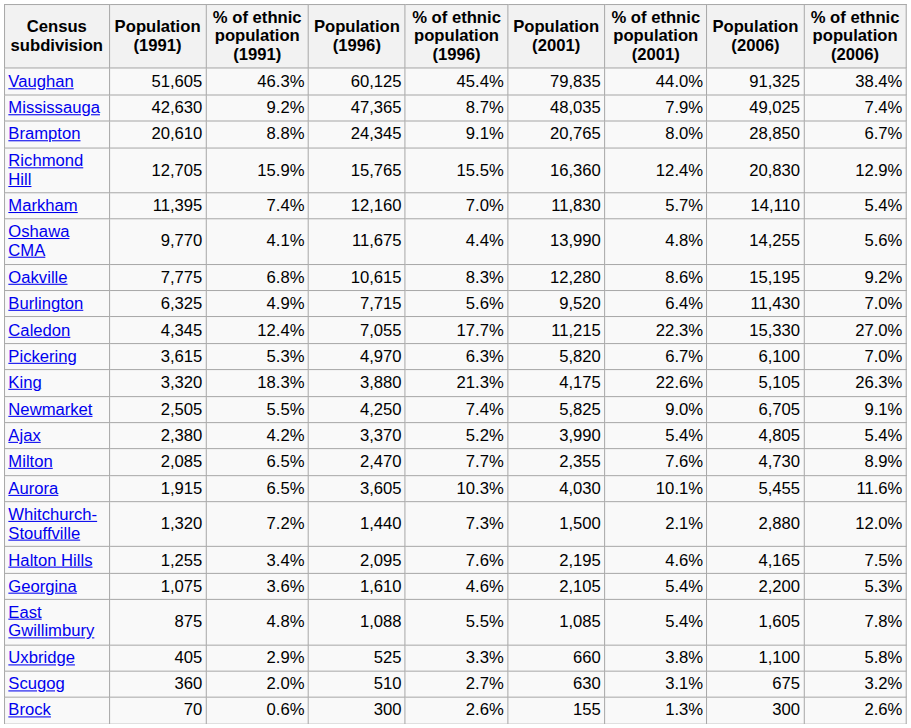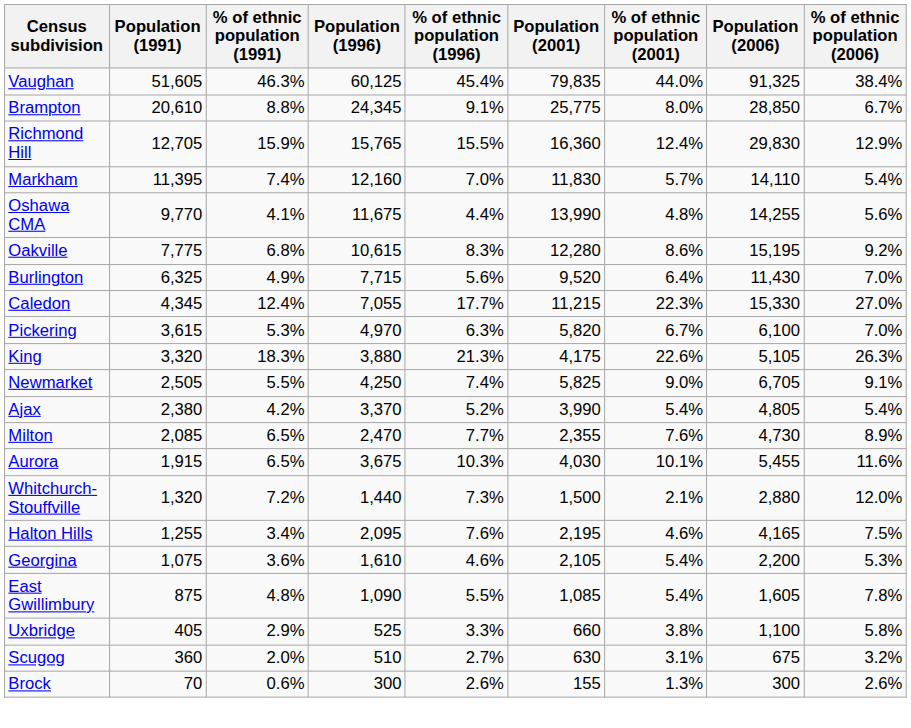- row: (54, 107)
(575, 134) 20,765 -> (575, 107) 25,775
(775, 170) 20,830 -> (775, 143) 29,830
(381, 488) 3,605 -> (381, 462) 3,675
(381, 622) 1,088 -> (381, 595) 1,090
